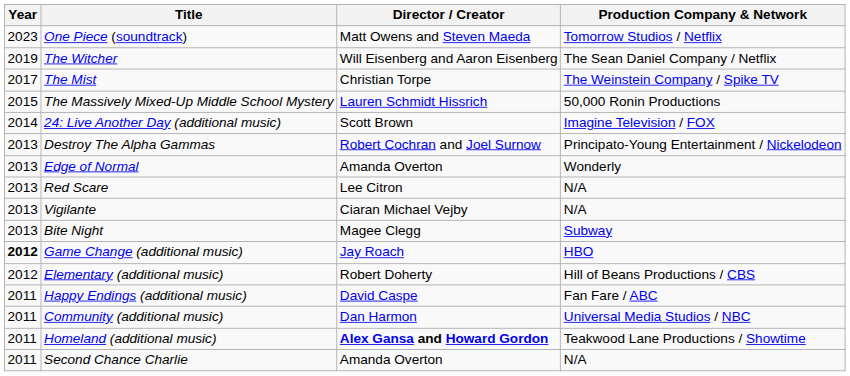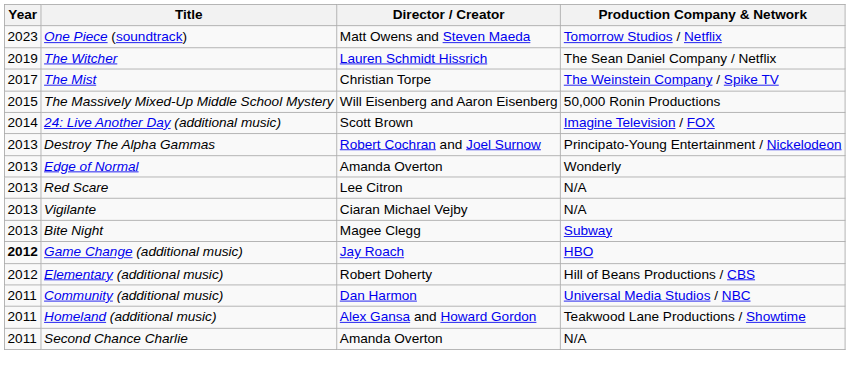(449, 58) Will Eisenberg and Aaron Eisenberg -> (414, 58) Lauren Schmidt Hissrich
(414, 101) Lauren Schmidt Hissrich -> (449, 101) Will Eisenberg and Aaron Eisenberg
- row: (145, 295)
(444, 338) bold -> (438, 317) normal
